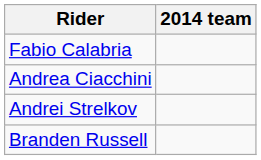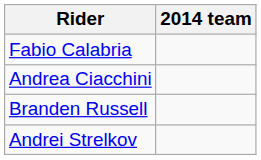rows swapped: (78, 139) <-> (73, 109)
